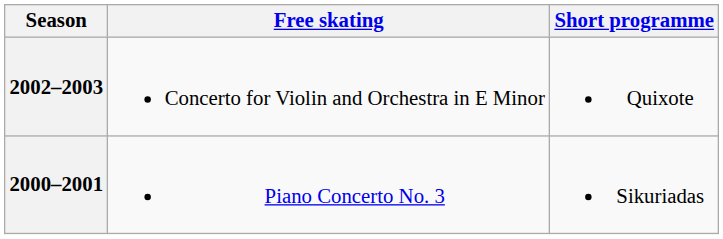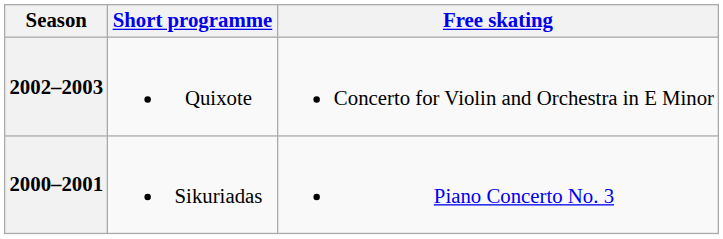columns swapped: (634, 20) <-> (329, 20)
